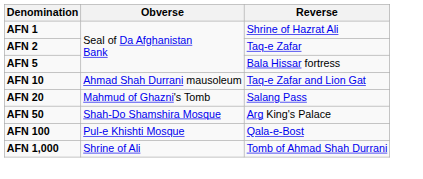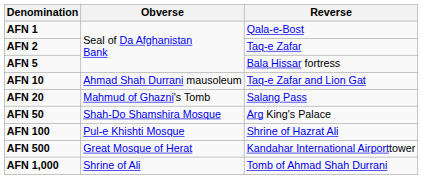(293, 30) Shrine of Hazrat Ali -> (275, 30) Qala-e-Bost
(275, 132) Qala-e-Bost -> (293, 132) Shrine of Hazrat Ali
+ row: (28, 149)
